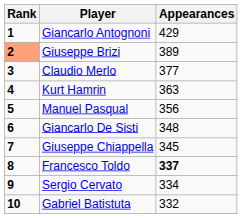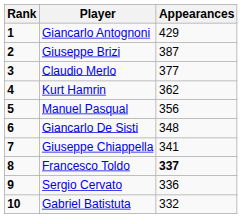(10, 52) lightsalmon background -> (10, 52) no background
(169, 52) 389 -> (169, 52) 387
(169, 90) 363 -> (169, 90) 362
(169, 147) 345 -> (169, 147) 341
(169, 185) 334 -> (169, 185) 336
